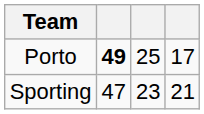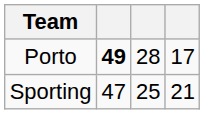(148, 56) 25 -> (148, 56) 28
(148, 91) 23 -> (148, 91) 25
